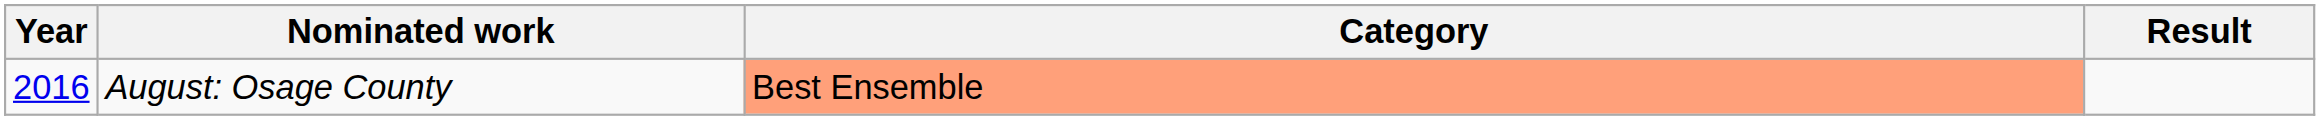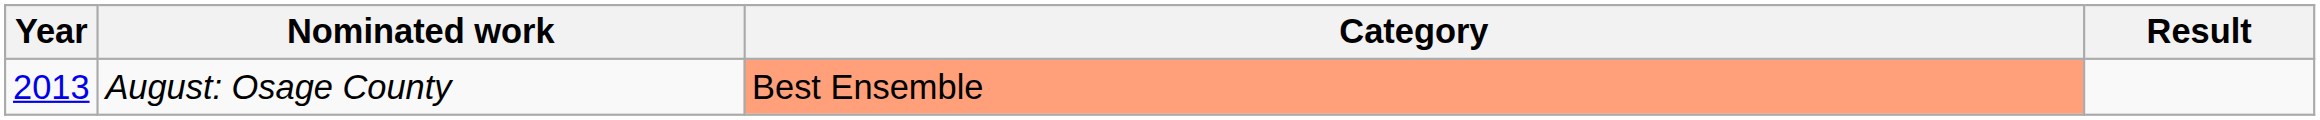(51, 86) 2016 -> (51, 86) 2013
